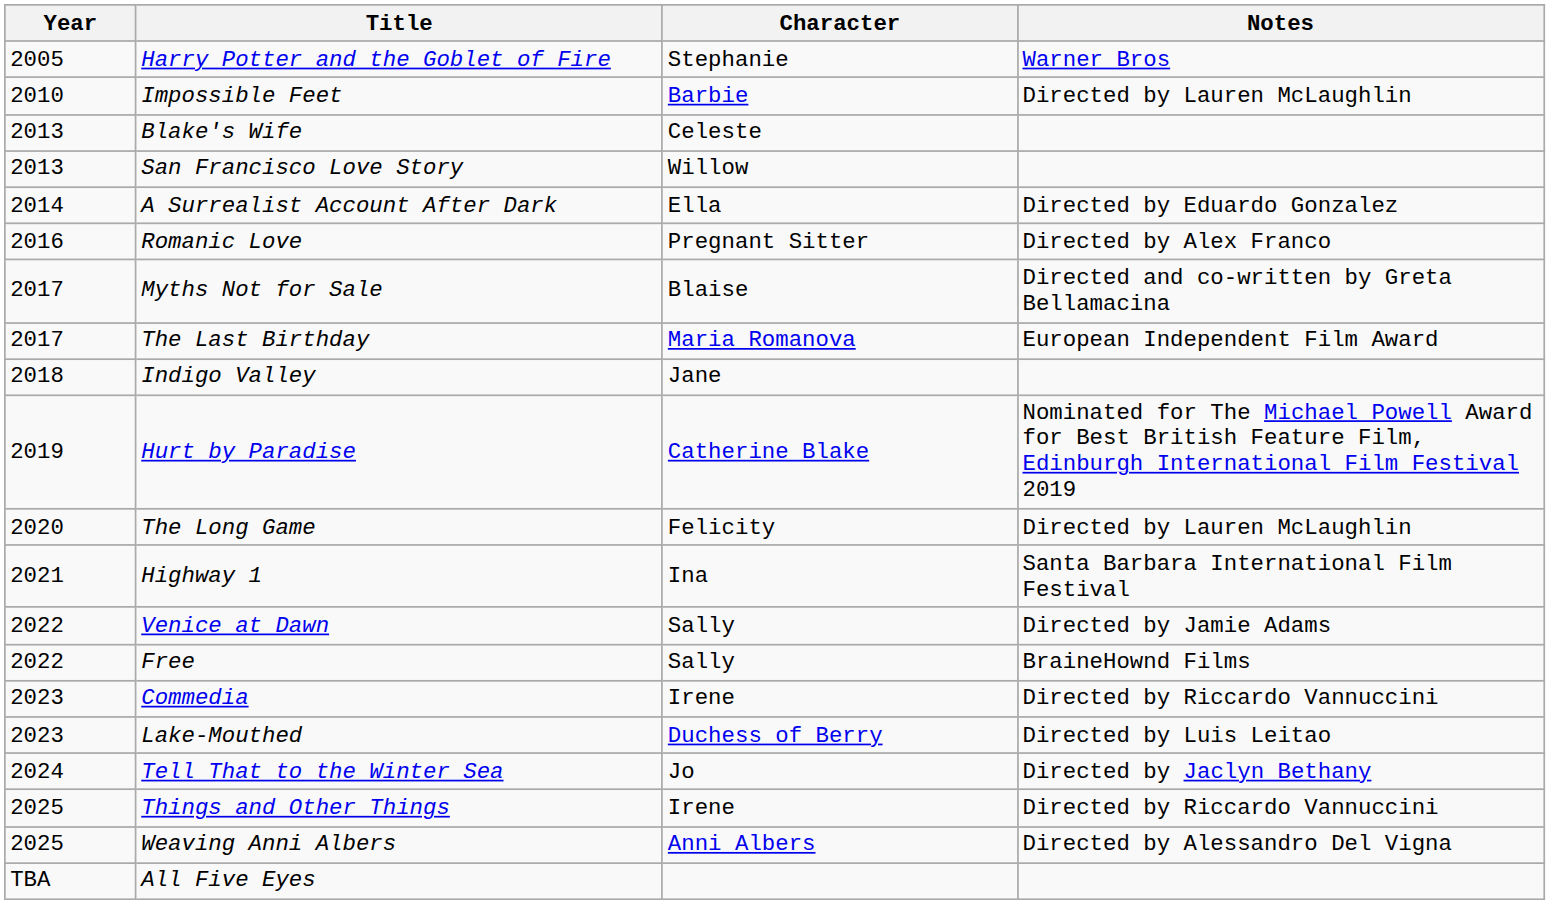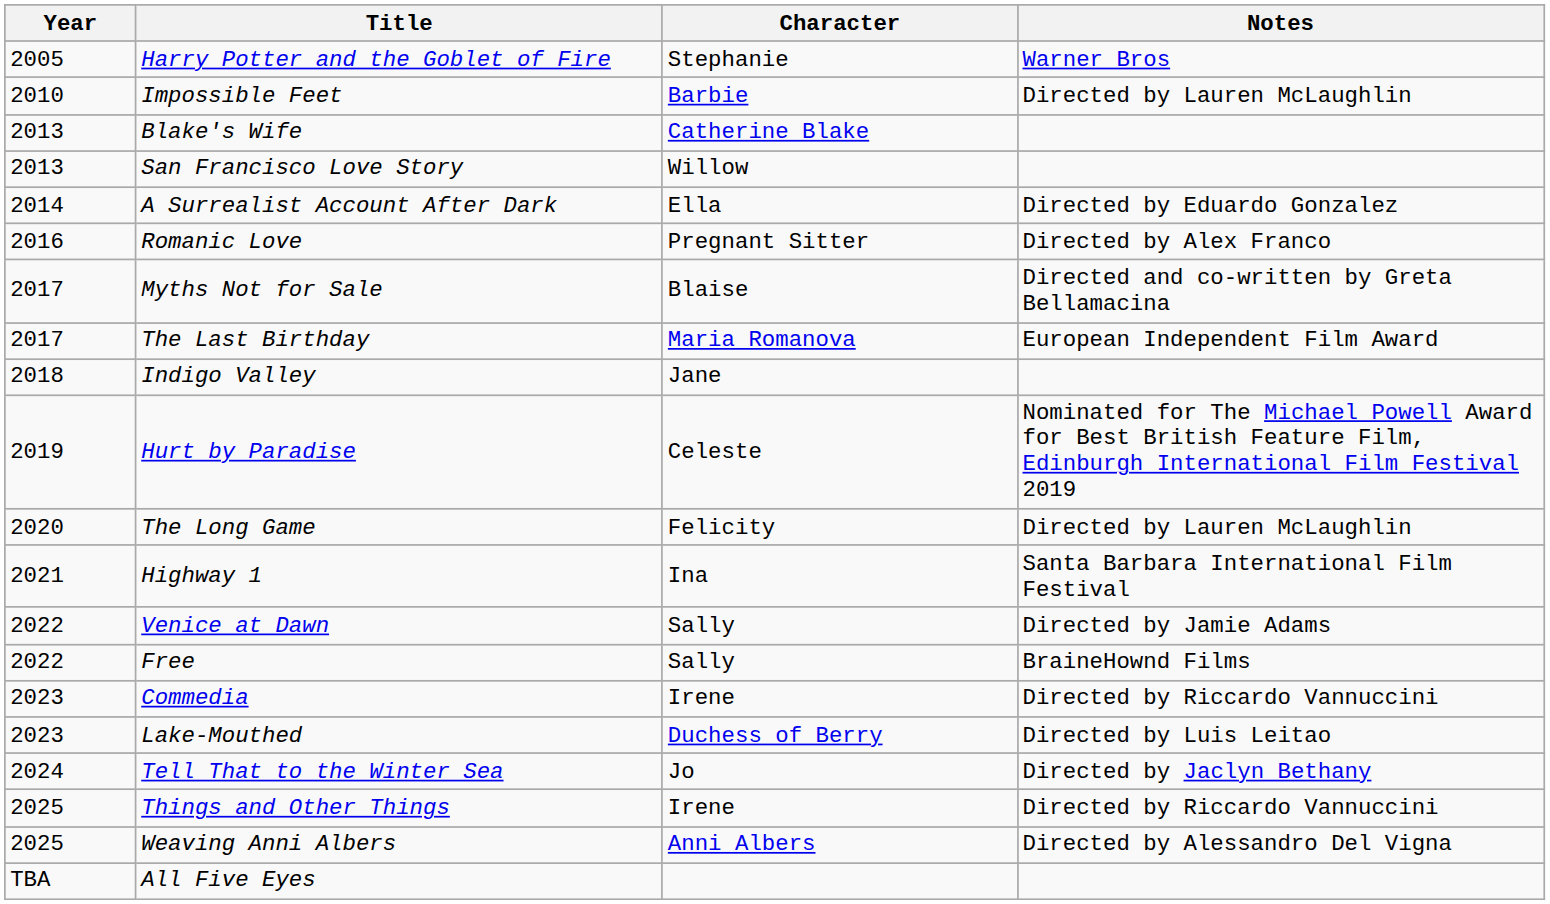(715, 132) Celeste -> (769, 132) Catherine Blake
(769, 452) Catherine Blake -> (715, 452) Celeste
